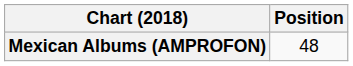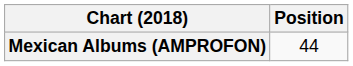(309, 46) 48 -> (309, 46) 44
